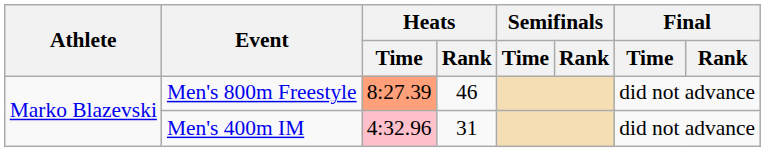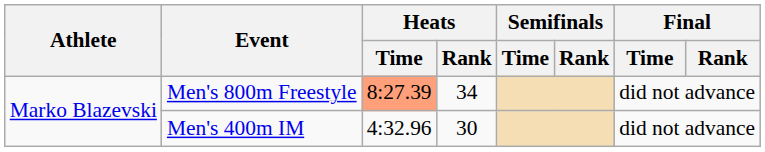(467, 93) 46 -> (467, 93) 34
(399, 128) pink background -> (399, 128) no background
(467, 128) 31 -> (467, 128) 30
